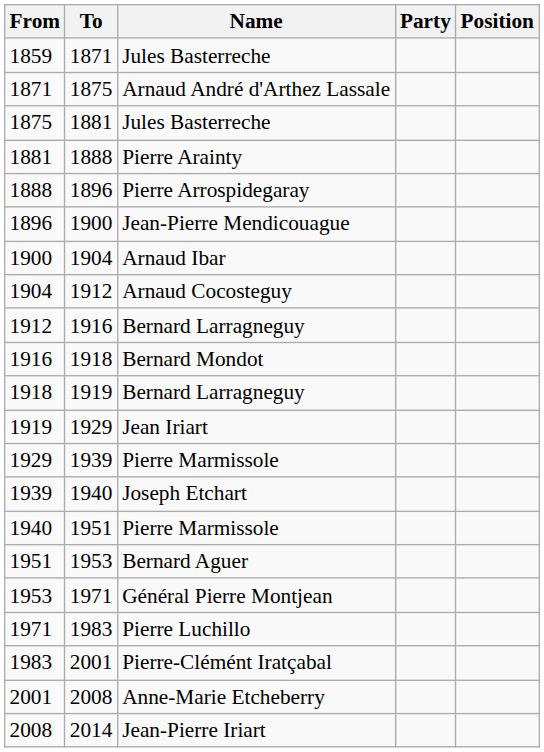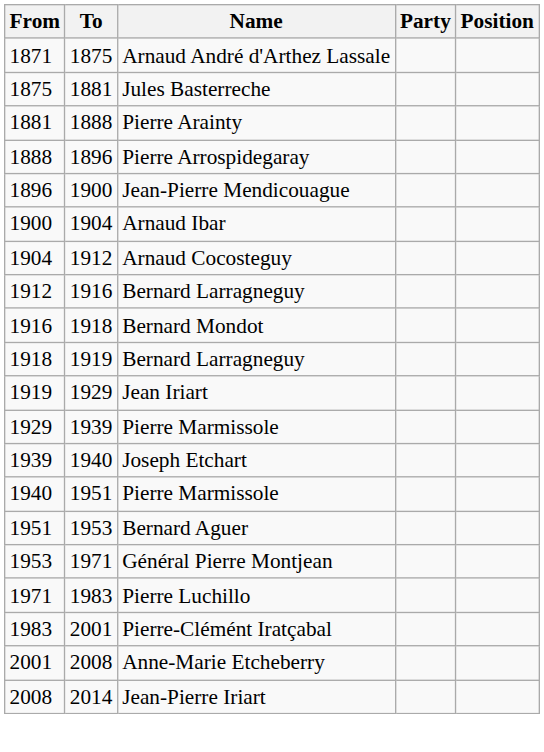- row: (31, 55)
